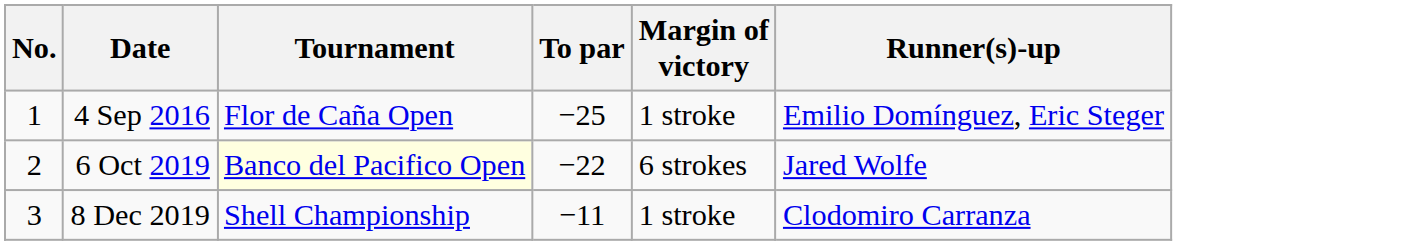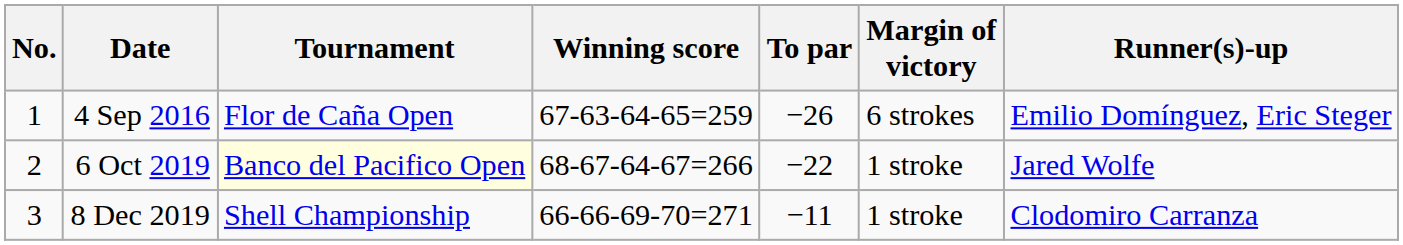+ column: (646, 47)
(582, 115) −25 -> (810, 115) −26
(687, 115) 1 stroke -> (920, 115) 6 strokes
(693, 165) 6 strokes -> (915, 165) 1 stroke
